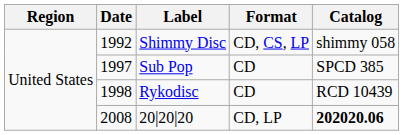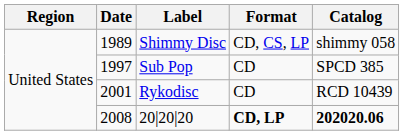(116, 42) 1992 -> (116, 42) 1989
(116, 92) 1998 -> (116, 92) 2001
(258, 117) normal -> (259, 117) bold
